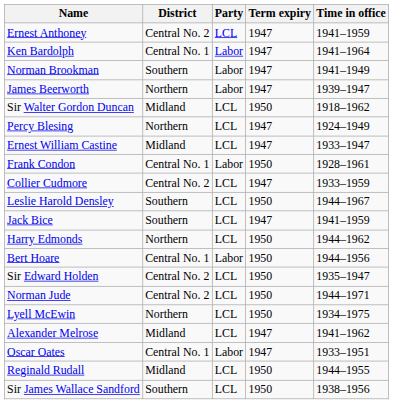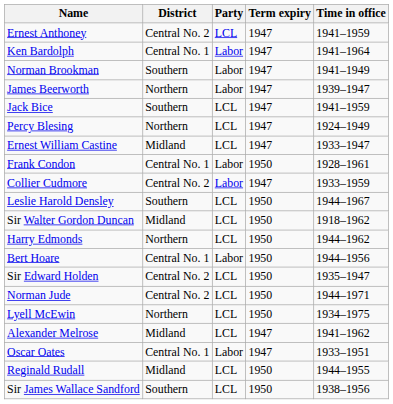rows swapped: (30, 220) <-> (70, 107)
(226, 182) LCL -> (229, 182) Labor
